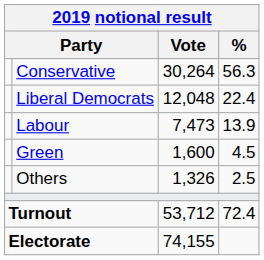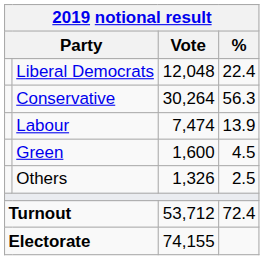rows swapped: (66, 71) <-> (85, 98)
(193, 125) 7,473 -> (193, 125) 7,474
